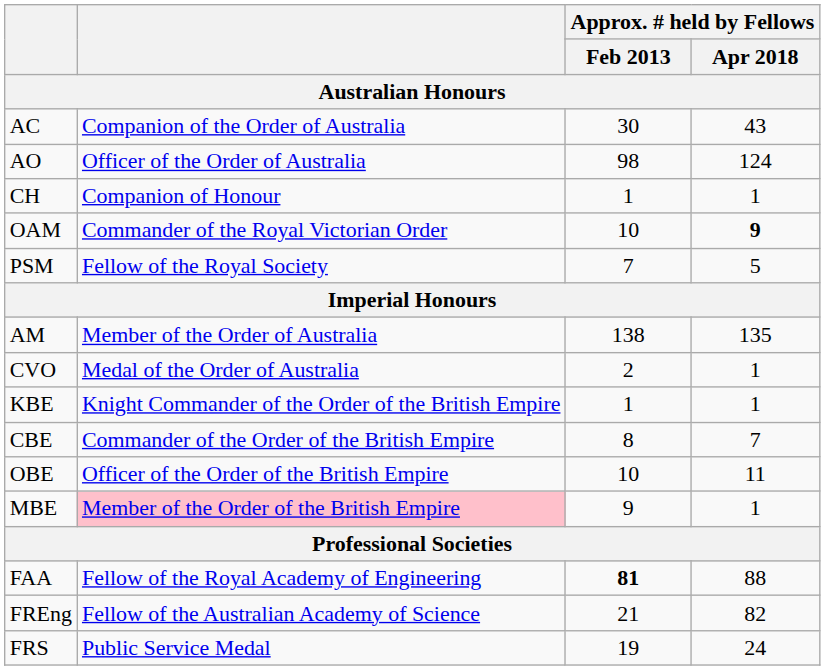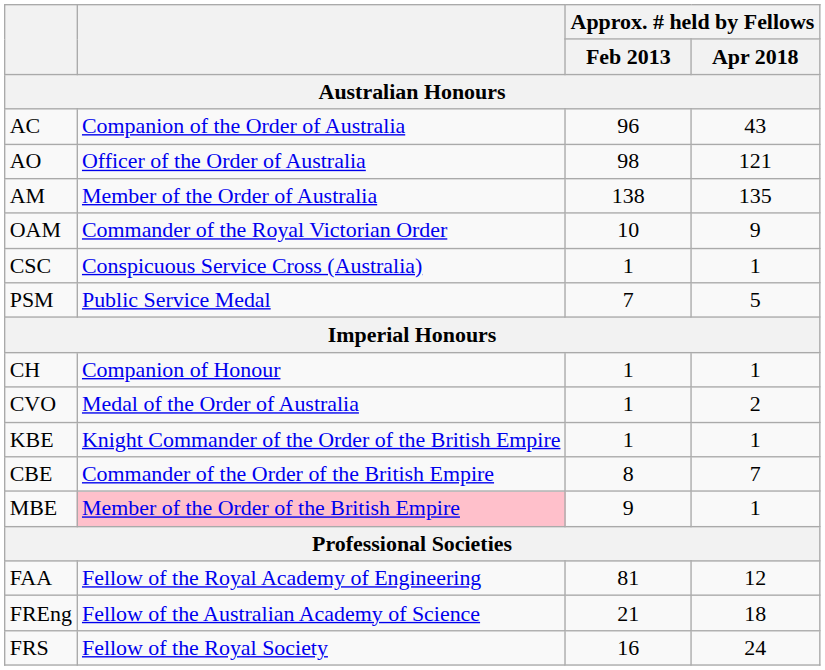(628, 126) 30 -> (628, 126) 96
(755, 160) 124 -> (755, 160) 121
rows swapped: (27, 334) <-> (25, 195)
(755, 230) bold -> (755, 230) normal
+ row: (30, 265)
(205, 265) Fellow of the Royal Society -> (176, 299) Public Service Medal
(628, 369) 2 -> (628, 404) 1
(755, 369) 1 -> (755, 404) 2
- row: (32, 473)
(628, 578) bold -> (628, 578) normal
(755, 578) 88 -> (755, 578) 12
(755, 612) 82 -> (755, 612) 18
(176, 647) Public Service Medal -> (205, 647) Fellow of the Royal Society
(628, 647) 19 -> (628, 647) 16
